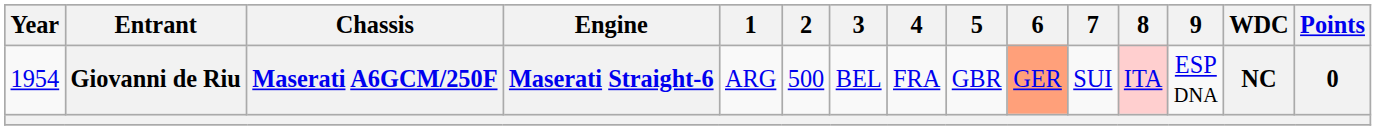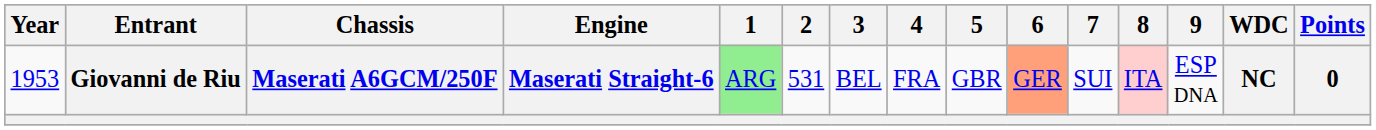(35, 79) 1954 -> (35, 79) 1953
(751, 79) no background -> (751, 79) lightgreen background
(806, 79) 500 -> (806, 79) 531
